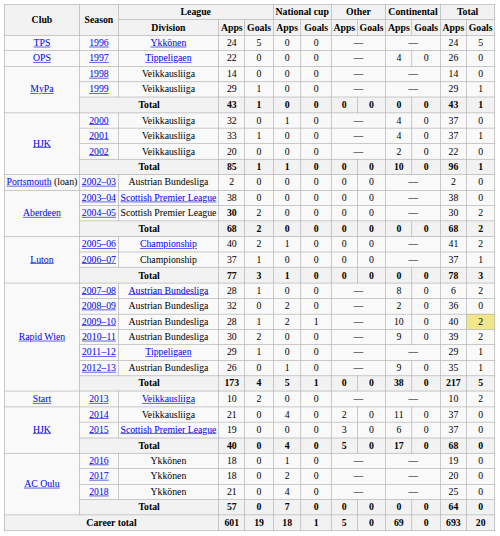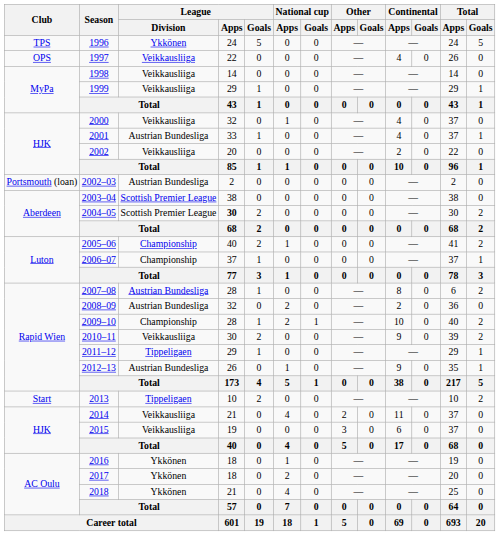(168, 58) Tippeligaen -> (168, 58) Veikkausliiga
(168, 136) Veikkausliiga -> (168, 136) Austrian Bundesliga
(168, 321) Austrian Bundesliga -> (168, 321) Championship
(481, 321) khaki background -> (481, 321) no background
(168, 337) Austrian Bundesliga -> (168, 337) Veikkausliiga
(168, 399) Veikkausliiga -> (168, 399) Tippeligaen
(168, 430) Scottish Premier League -> (168, 430) Veikkausliiga
